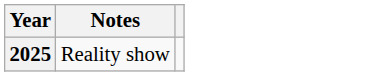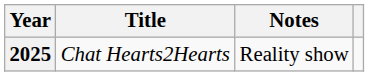+ column: (145, 20)
